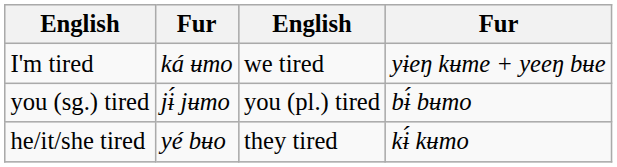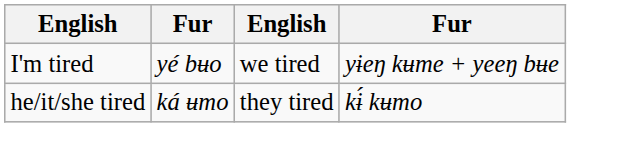(197, 63) ká ʉmo -> (189, 63) yé bʉo
- row: (80, 102)
(193, 141) yé bʉo -> (193, 102) ká ʉmo
